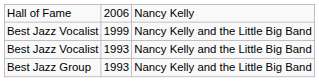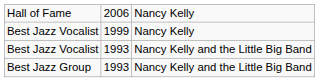(223, 31) Nancy Kelly and the Little Big Band -> (164, 31) Nancy Kelly
